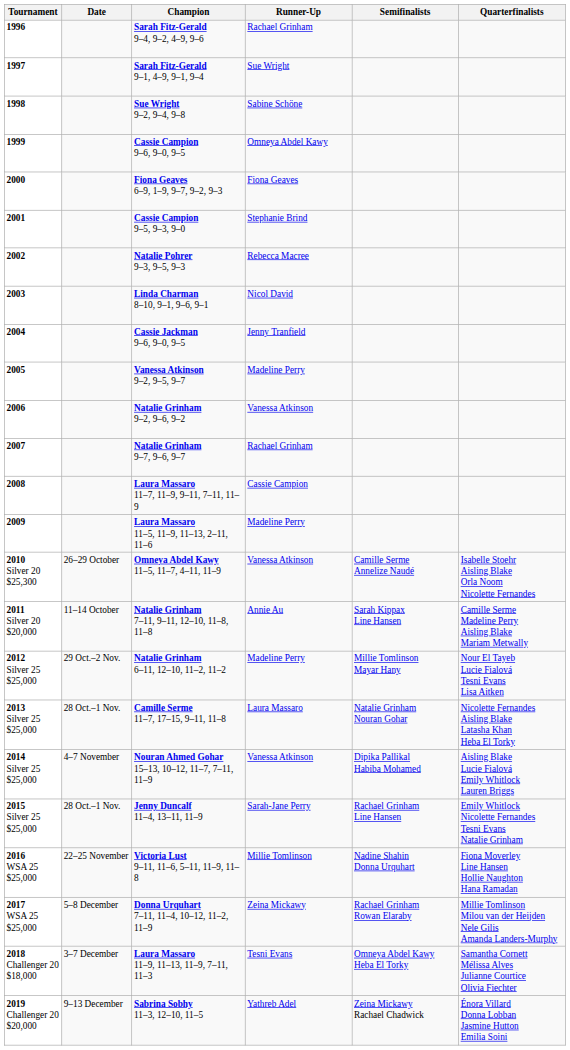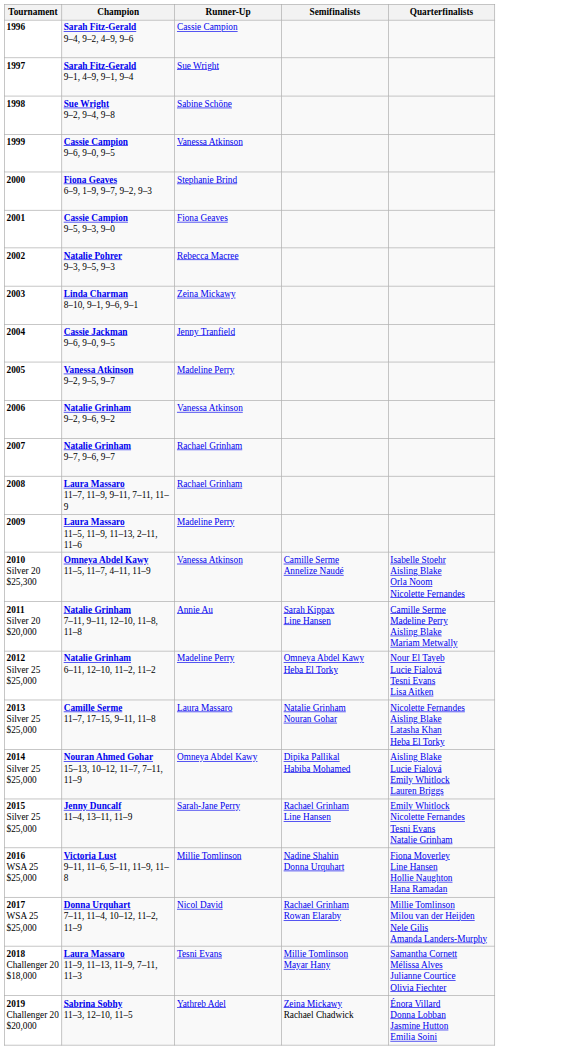- column: (97, 12)
(280, 27) Rachael Grinham -> (207, 27) Cassie Campion
(288, 142) Omneya Abdel Kawy -> (210, 142) Vanessa Atkinson
(273, 180) Fiona Geaves -> (207, 180) Stephanie Brind
(277, 218) Stephanie Brind -> (202, 218) Fiona Geaves
(270, 294) Nicol David -> (206, 294) Zeina Mickawy
(278, 484) Cassie Campion -> (210, 484) Rachael Grinham
(386, 664) Millie Tomlinson Mayar Hany -> (324, 664) Omneya Abdel Kawy Heba El Torky
(280, 757) Vanessa Atkinson -> (217, 757) Omneya Abdel Kawy
(277, 905) Zeina Mickawy -> (200, 905) Nicol David
(394, 960) Omneya Abdel Kawy Heba El Torky -> (316, 960) Millie Tomlinson Mayar Hany
